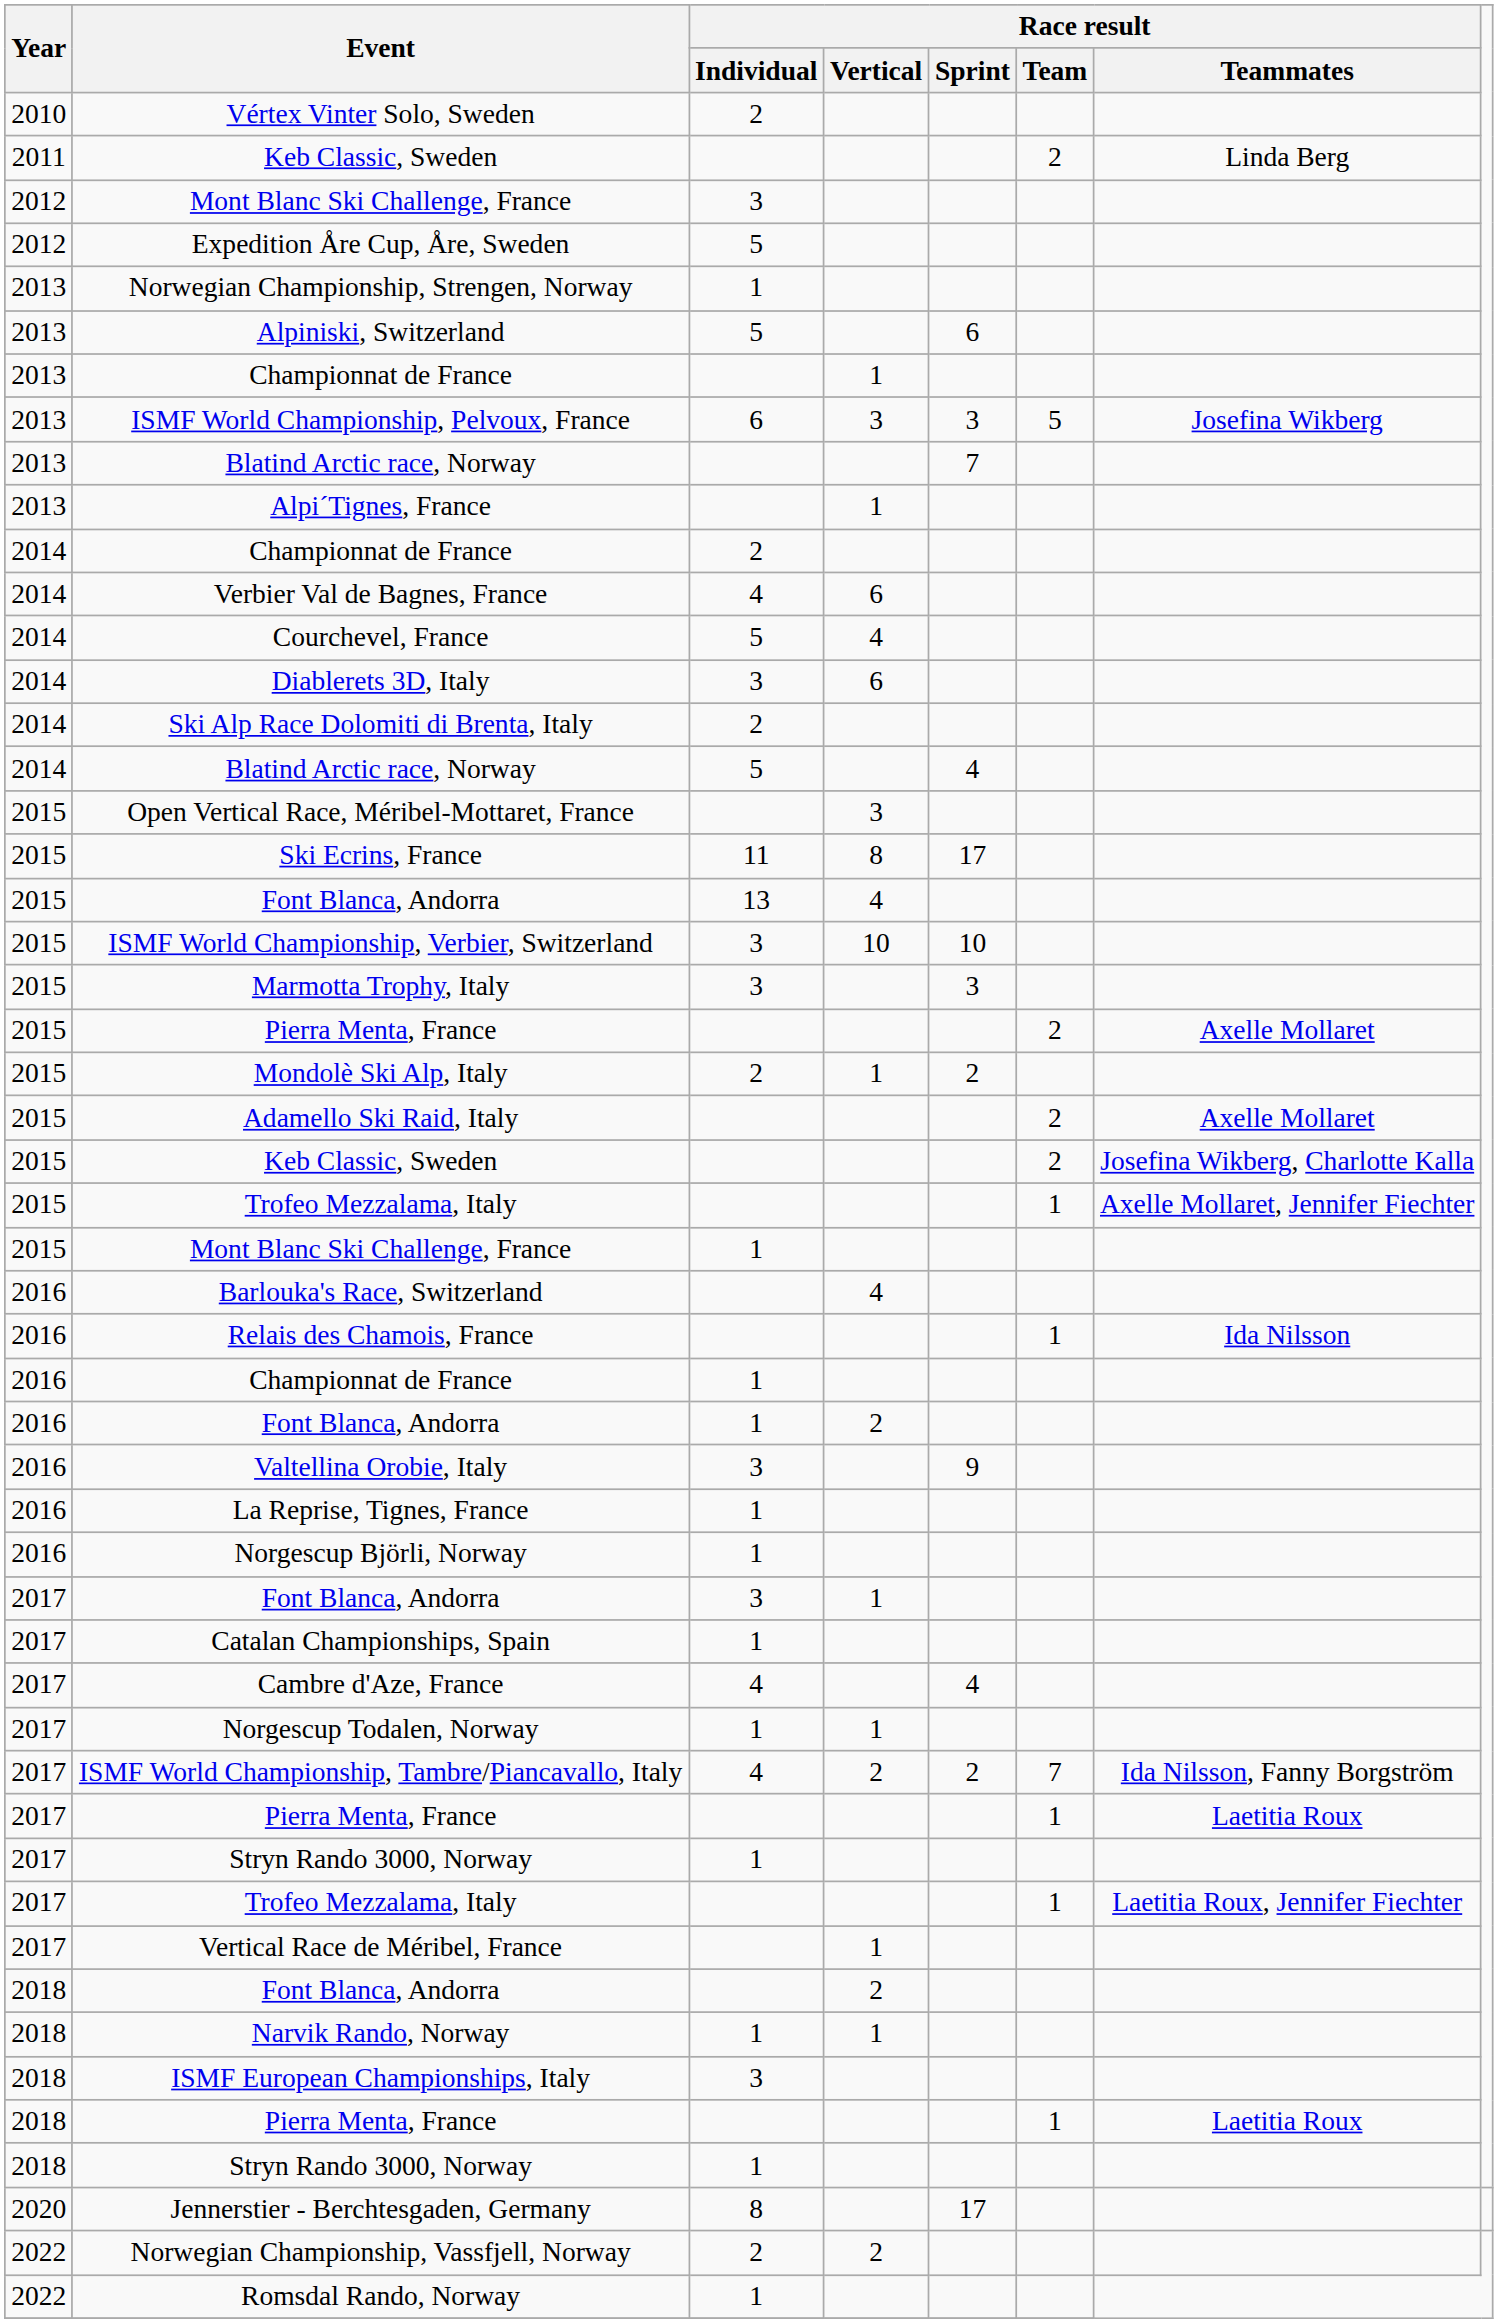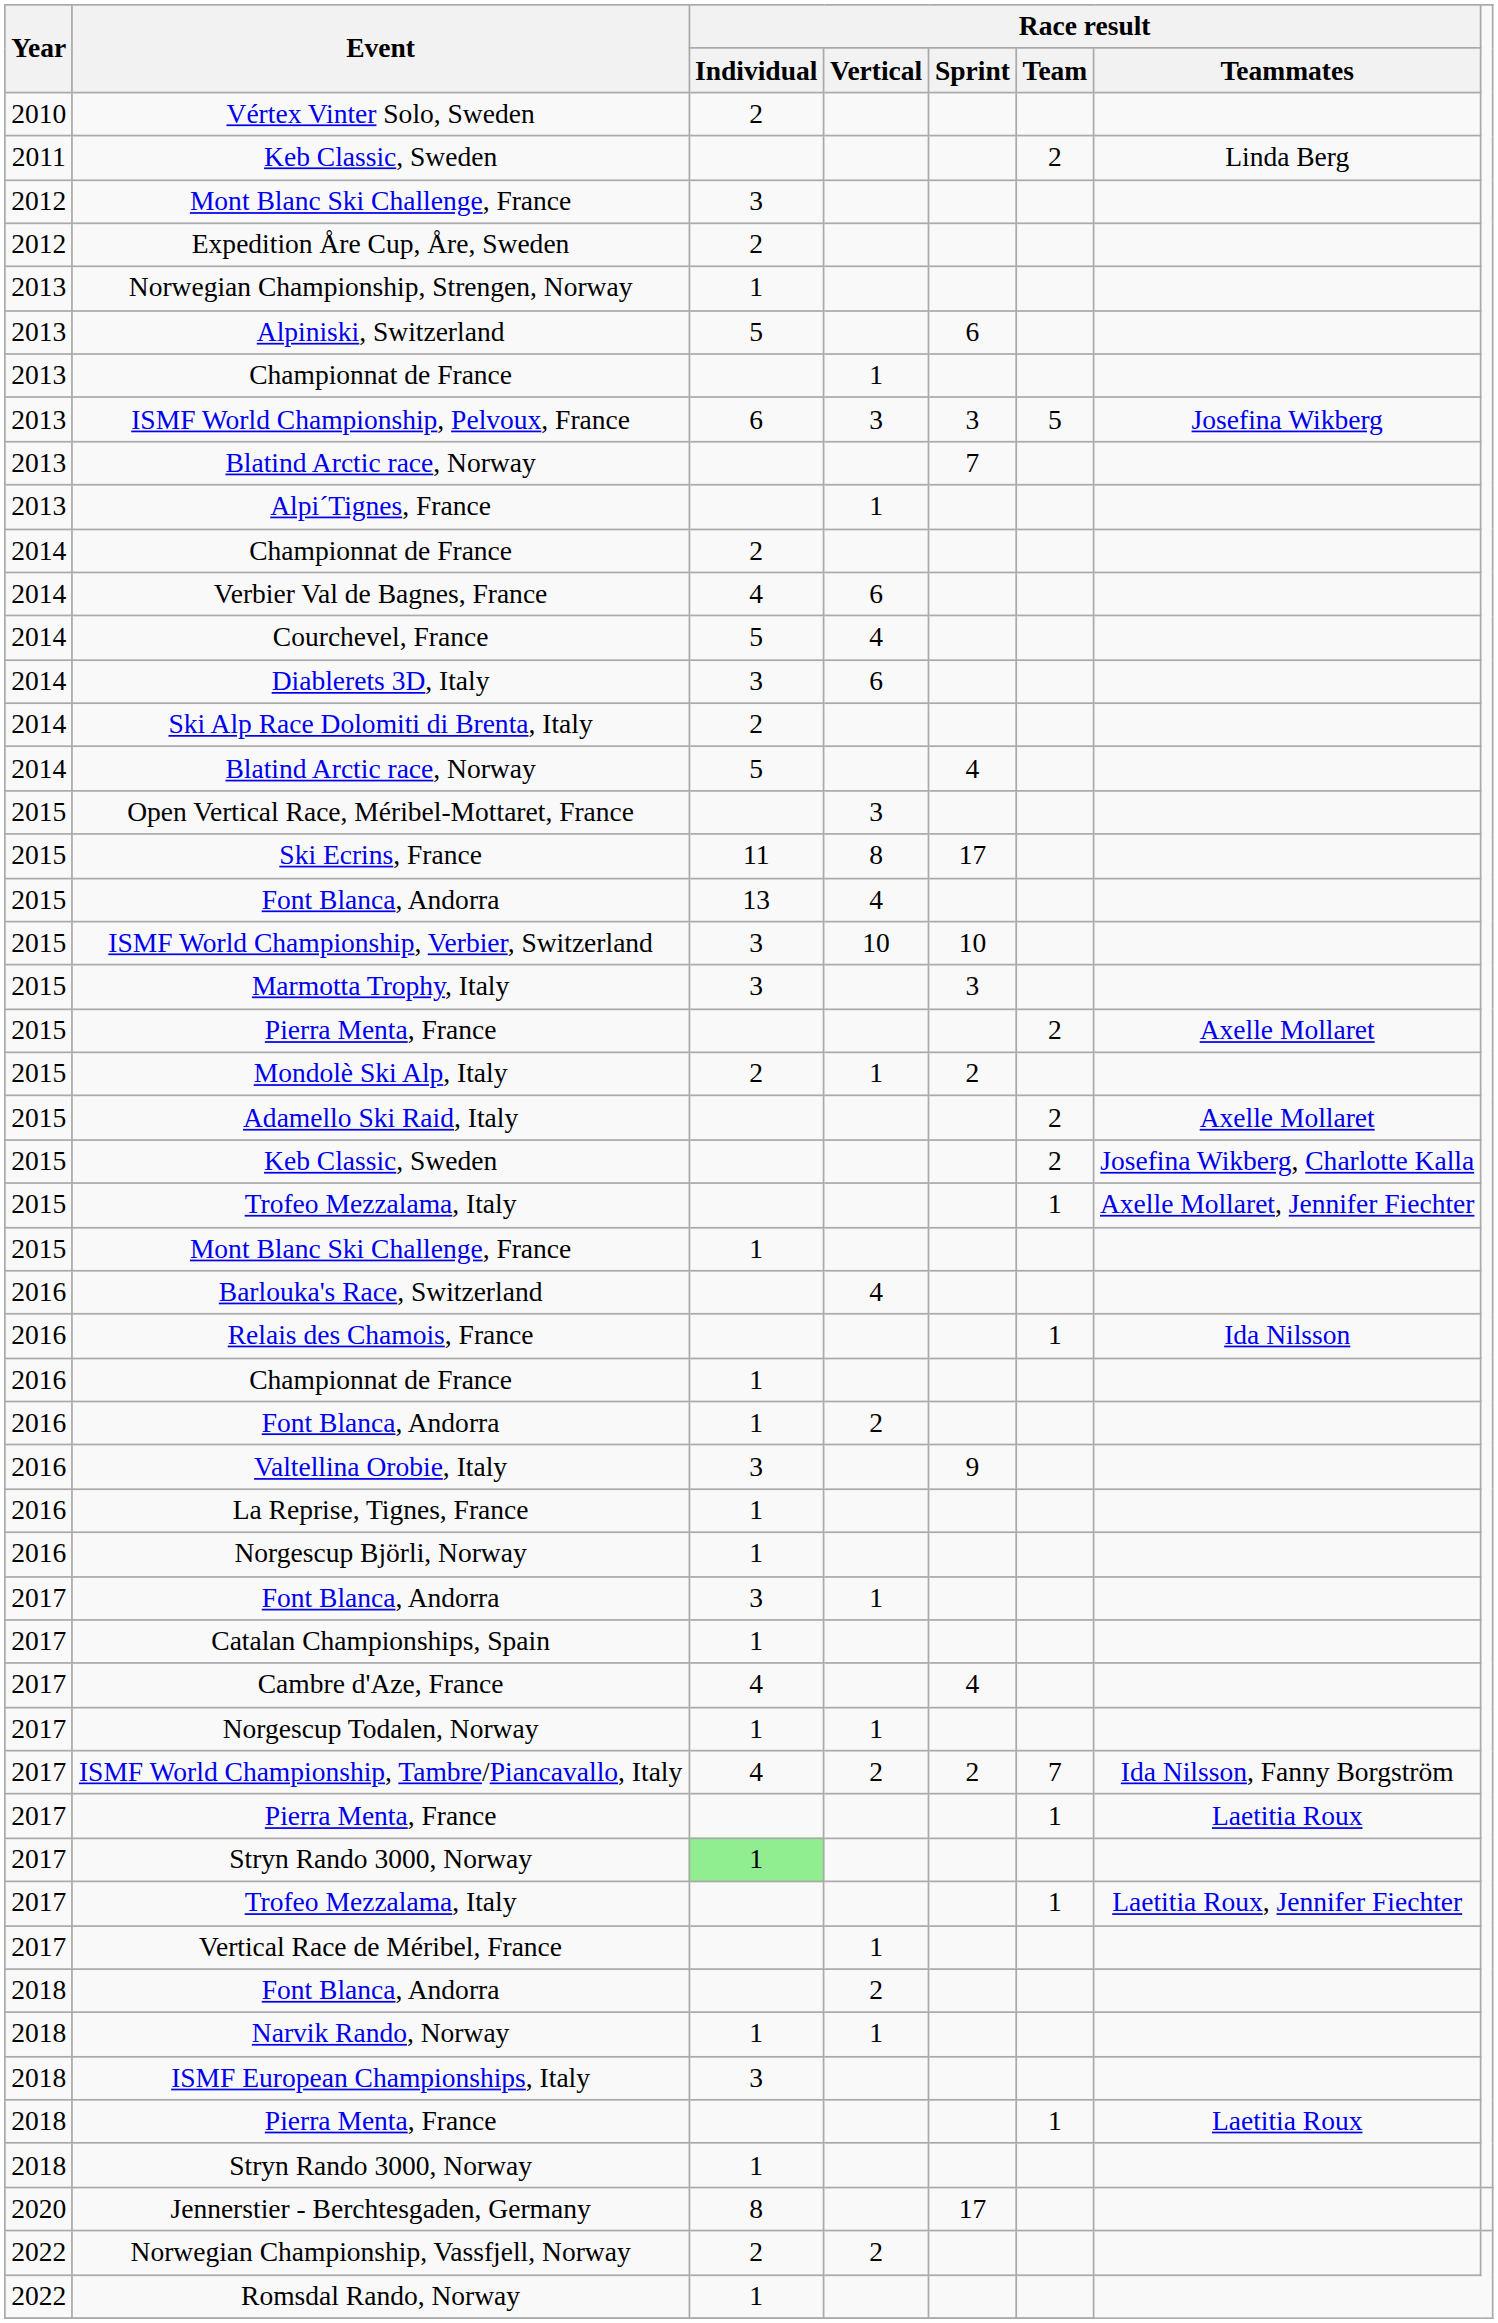(756, 244) 5 -> (756, 244) 2
(756, 1859) no background -> (756, 1859) lightgreen background
